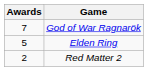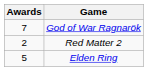rows swapped: (94, 43) <-> (94, 58)
